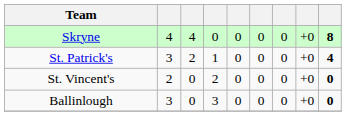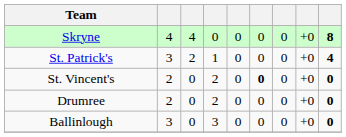(261, 79) normal -> (261, 79) bold
+ row: (81, 100)
